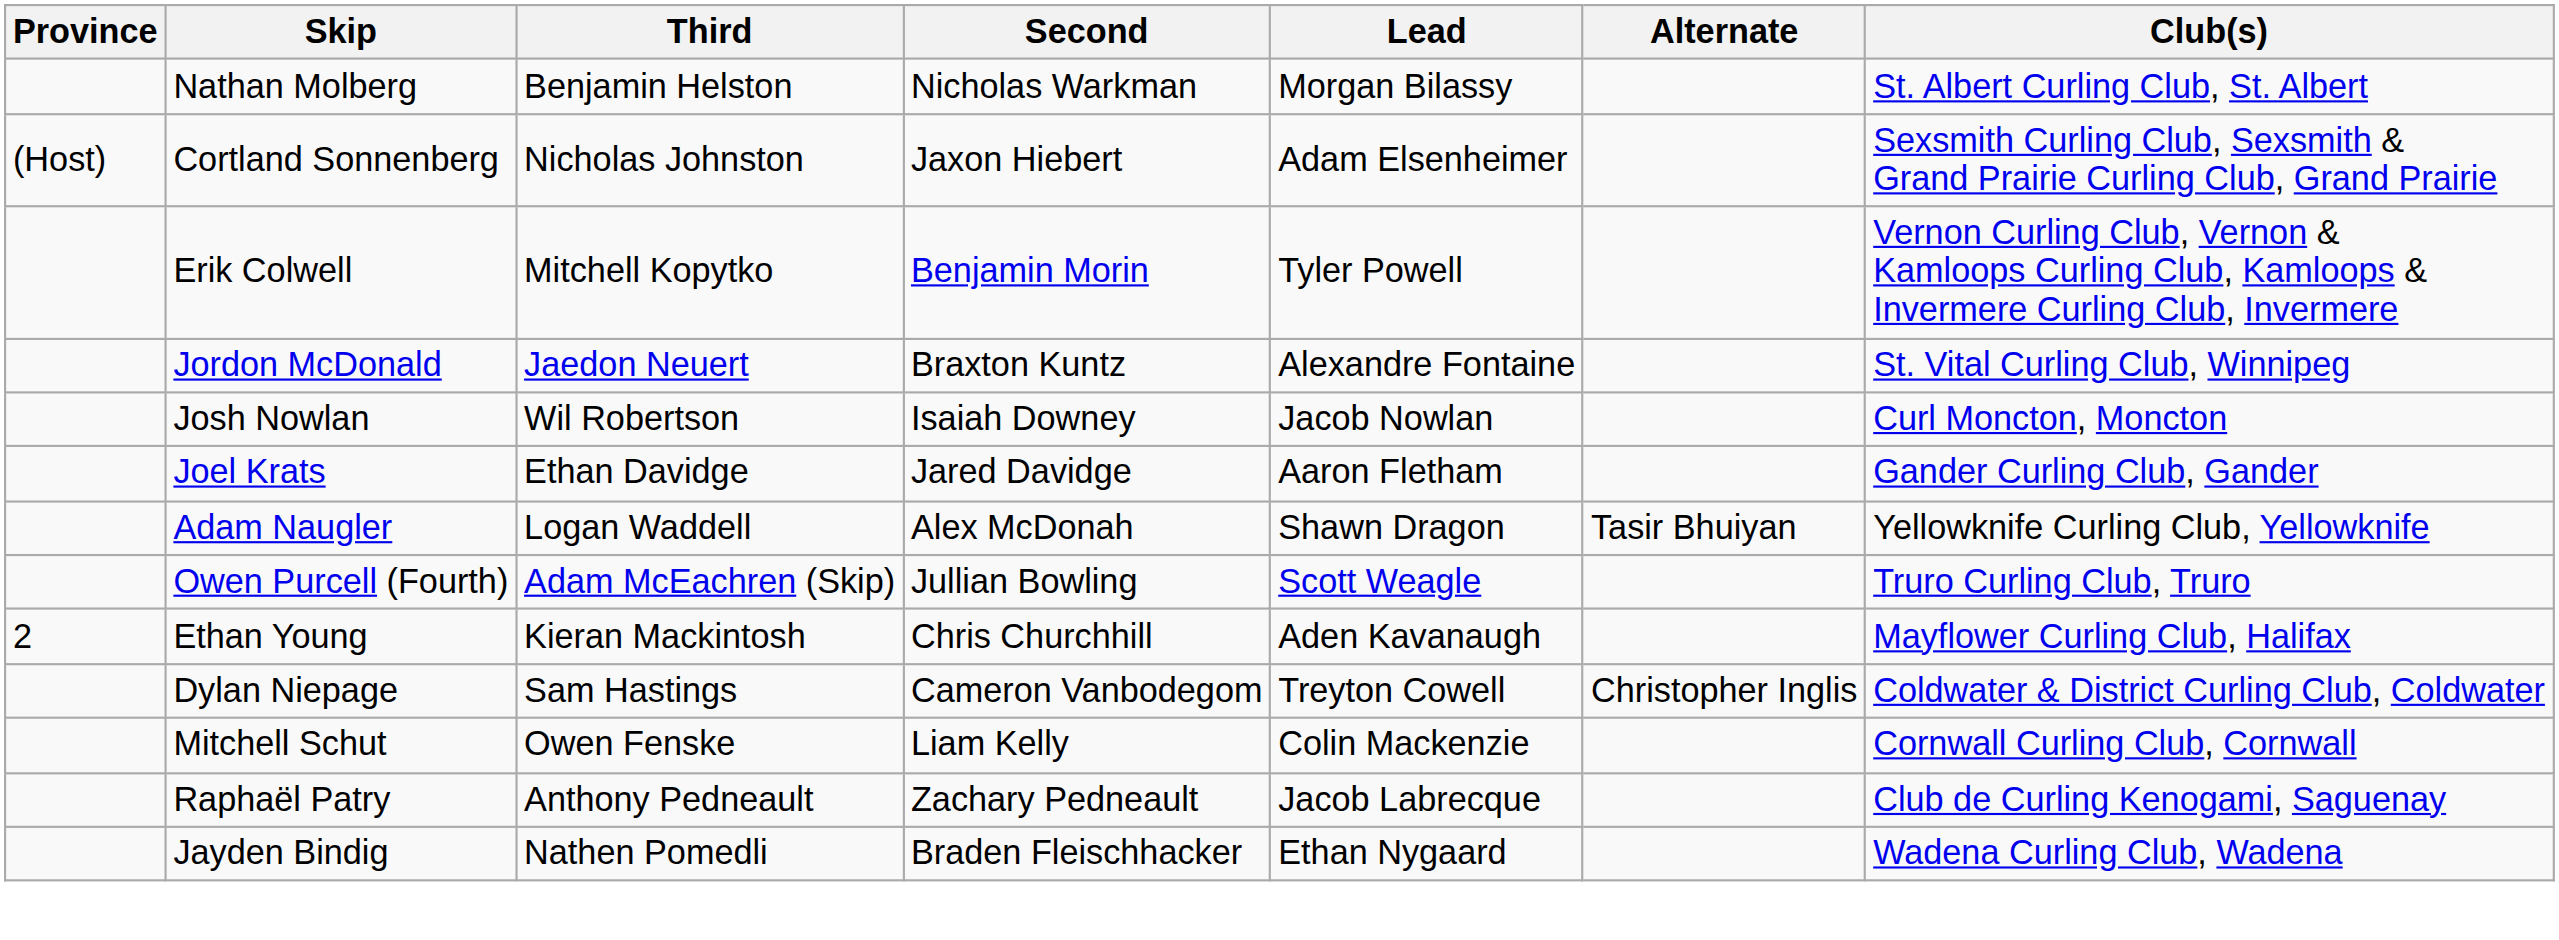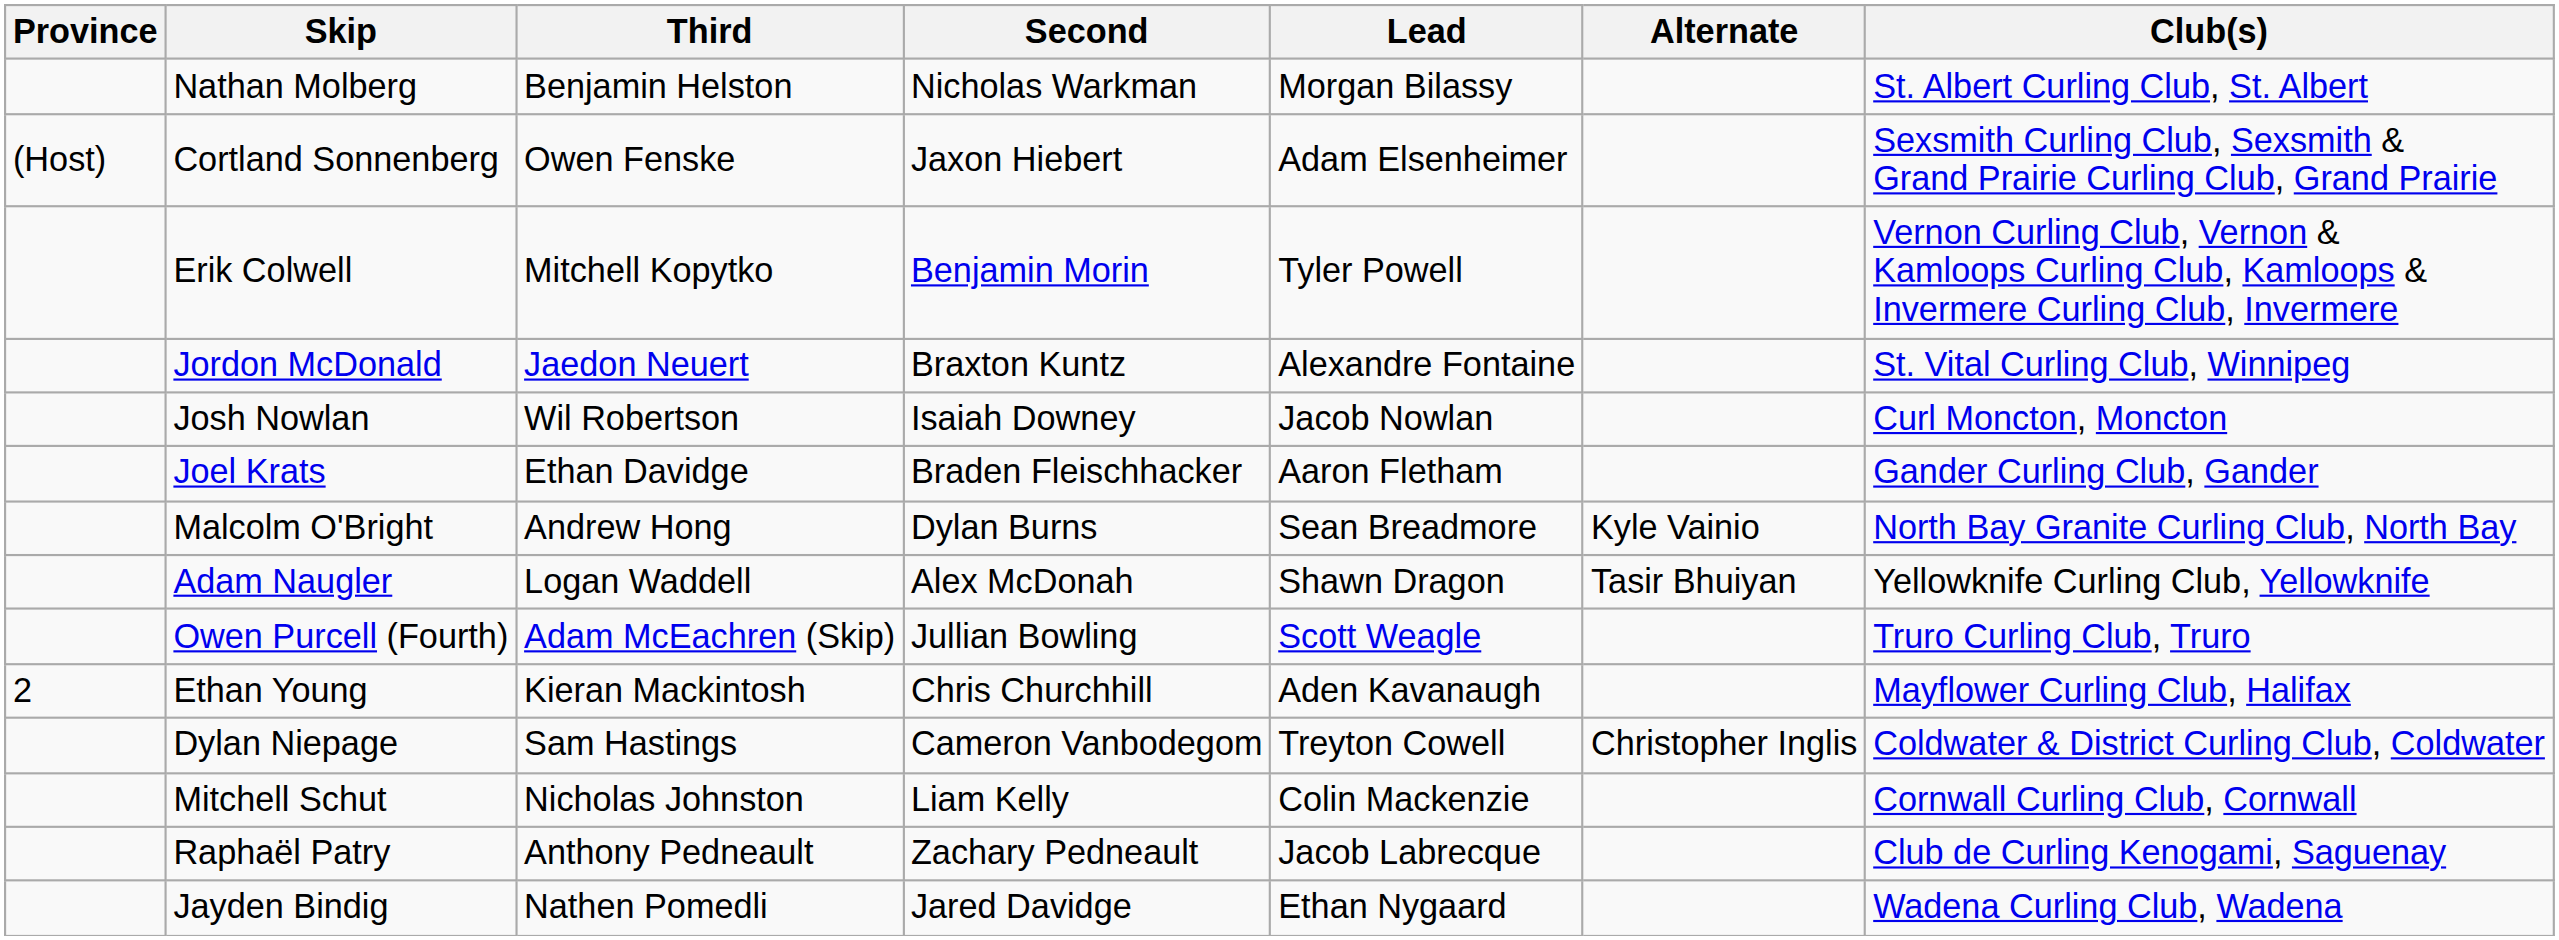(664, 159) Nicholas Johnston -> (630, 159) Owen Fenske
(1021, 473) Jared Davidge -> (1077, 473) Braden Fleischhacker
+ row: (303, 527)
(630, 744) Owen Fenske -> (664, 798) Nicholas Johnston
(1077, 853) Braden Fleischhacker -> (1021, 907) Jared Davidge
